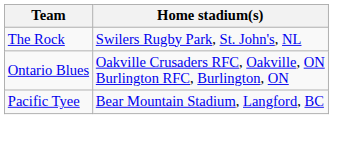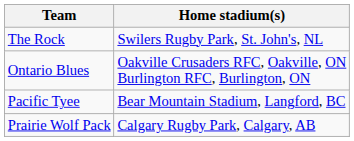+ row: (59, 124)
